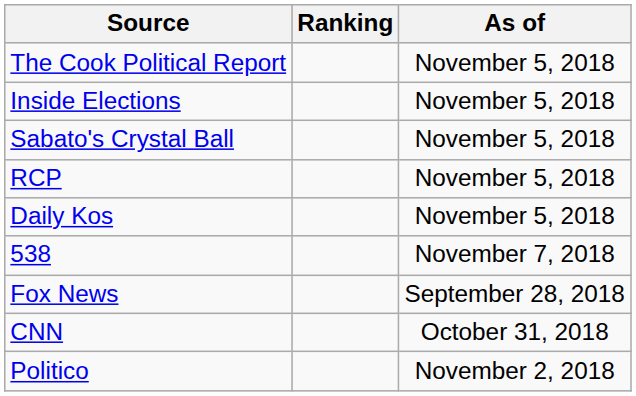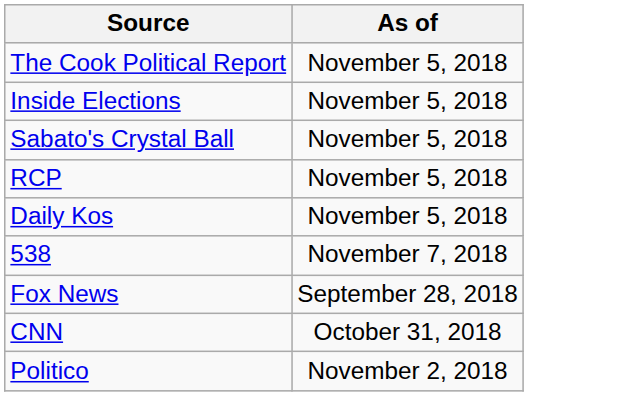- column: (345, 23)
